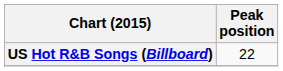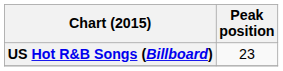(247, 54) 22 -> (247, 54) 23
